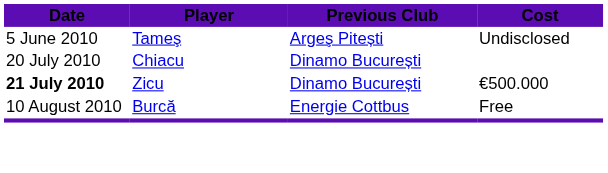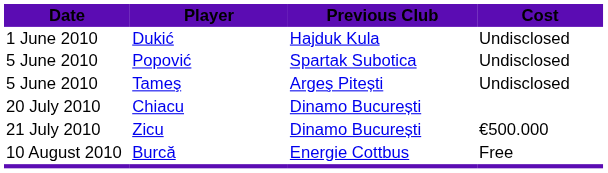+ row: (153, 38)
+ row: (162, 61)
(55, 84) bold -> (53, 129) normal
